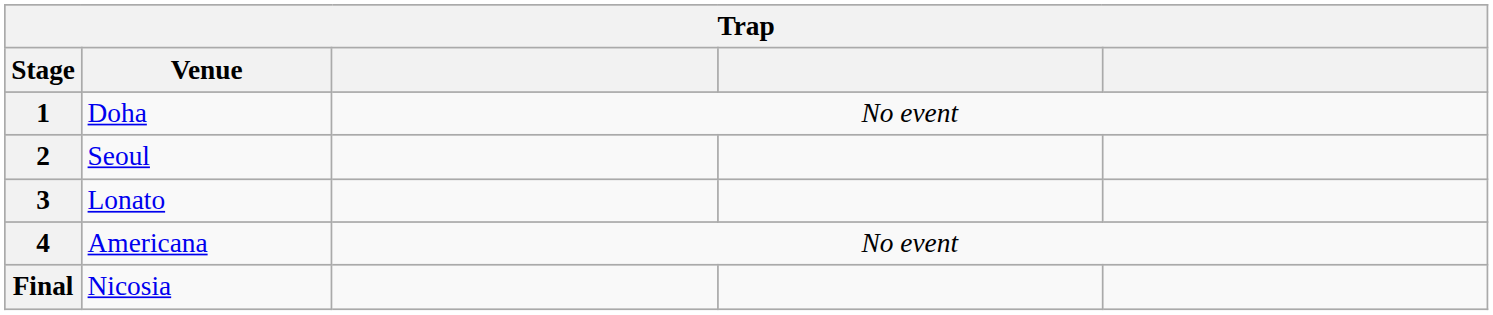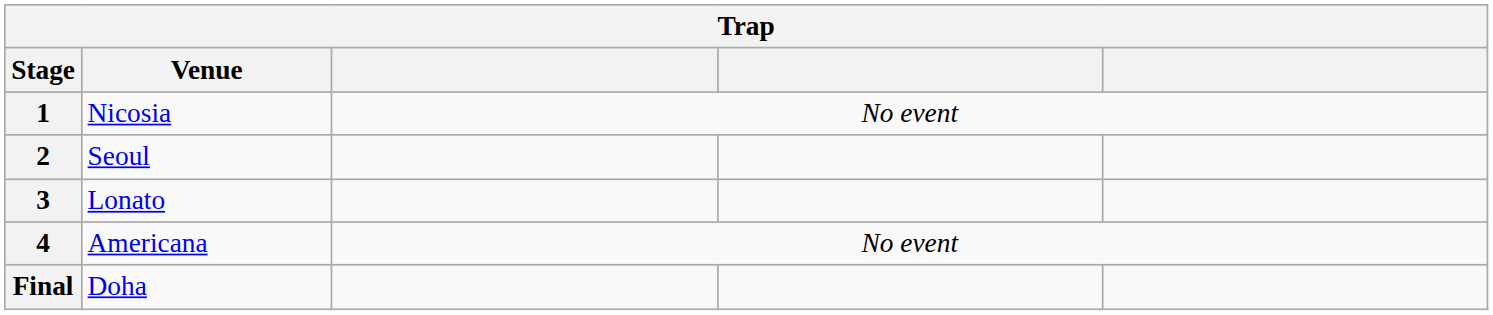(117, 112) Doha -> (129, 112) Nicosia
(129, 286) Nicosia -> (117, 286) Doha
